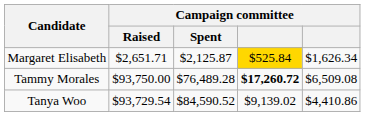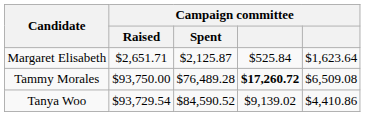(270, 58) gold background -> (270, 58) no background
(331, 58) $1,626.34 -> (331, 58) $1,623.64
